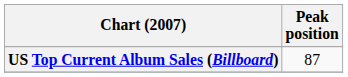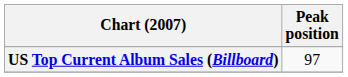(312, 59) 87 -> (312, 59) 97
